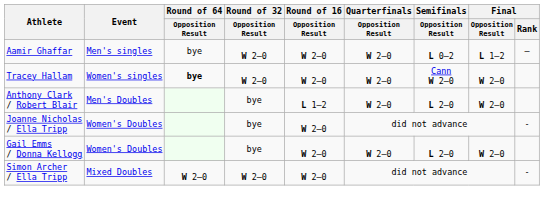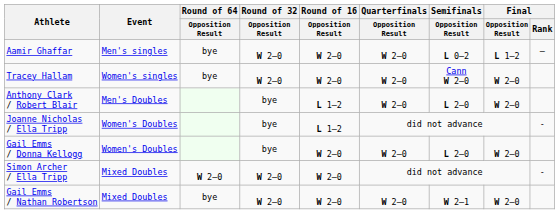(194, 75) bold -> (210, 75) normal
(314, 129) W 2–0 -> (329, 129) L 1–2
+ row: (52, 197)
